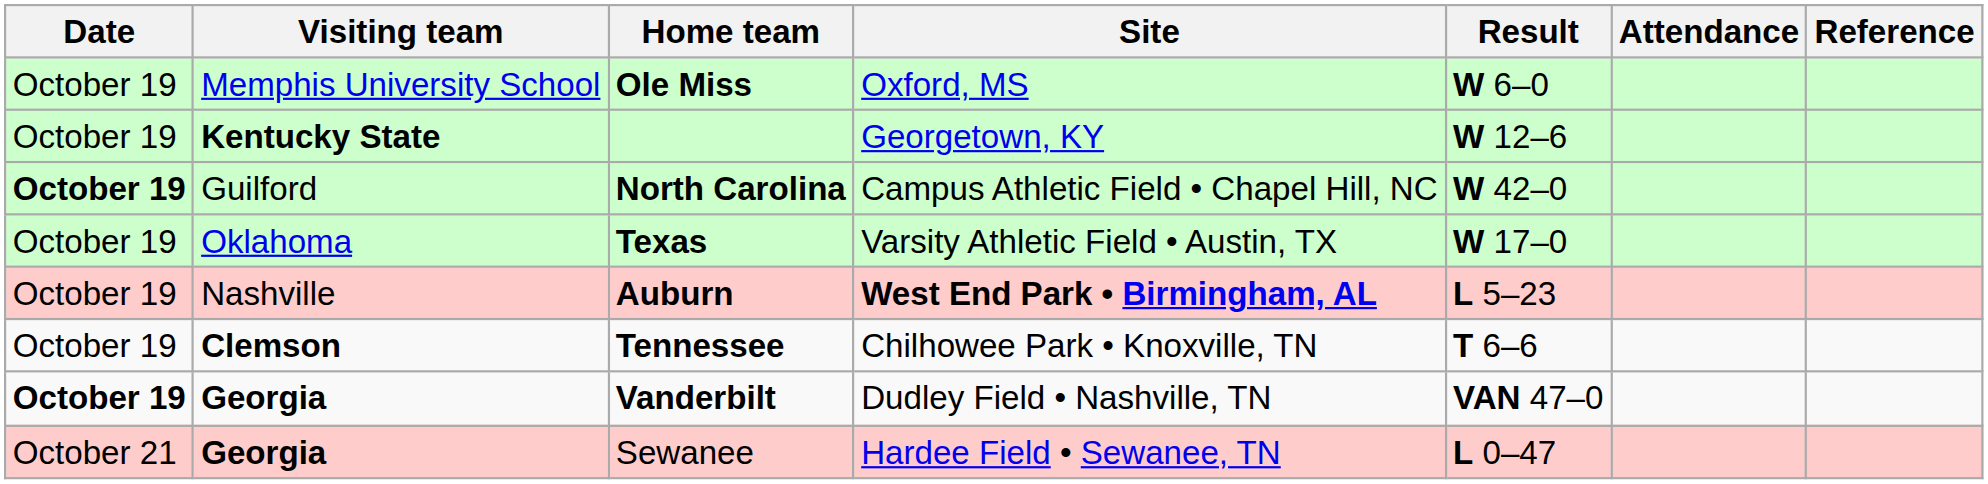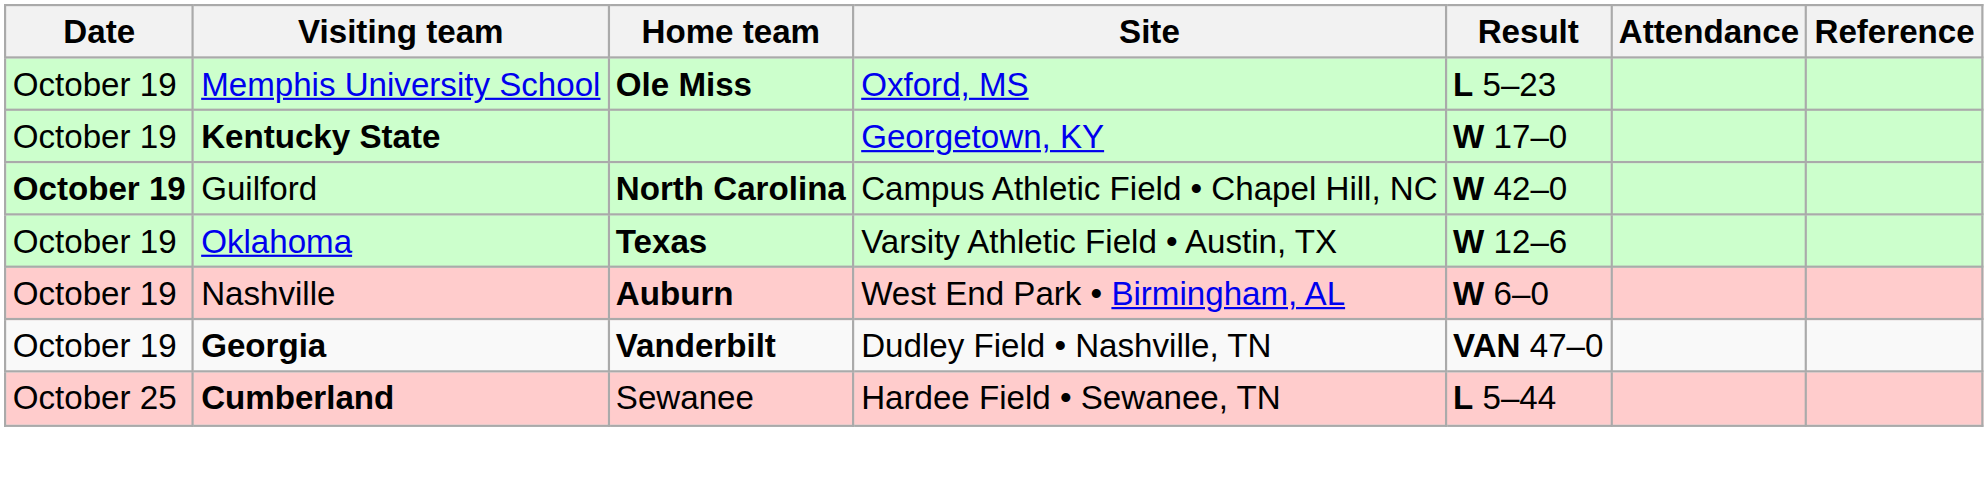(1501, 84) W 6–0 -> (1505, 84) L 5–23
(1510, 136) W 12–6 -> (1510, 136) W 17–0
(1510, 241) W 17–0 -> (1510, 241) W 12–6
(1119, 294) bold -> (1103, 294) normal
(1505, 294) L 5–23 -> (1501, 294) W 6–0
- row: (271, 346)
(99, 399) bold -> (95, 346) normal
- row: (264, 451)
+ row: (298, 399)
